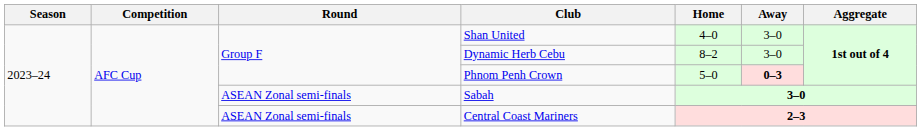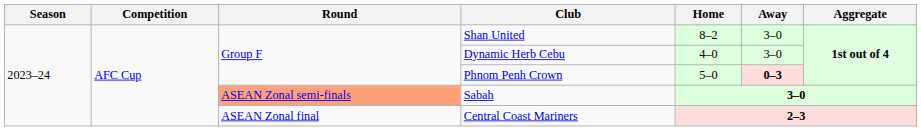(708, 35) 4–0 -> (708, 35) 8–2
(708, 55) 8–2 -> (708, 55) 4–0
(286, 95) no background -> (286, 95) lightsalmon background
(286, 115) ASEAN Zonal semi-finals -> (270, 115) ASEAN Zonal final
